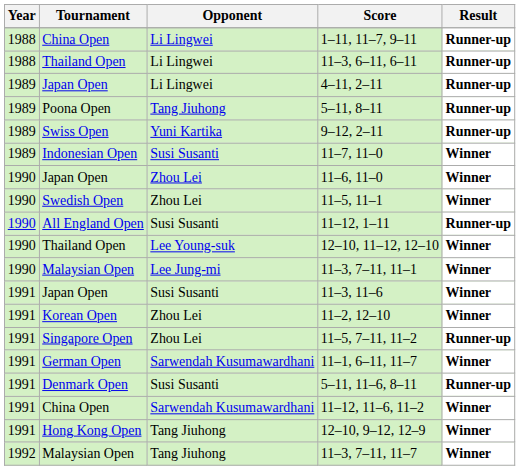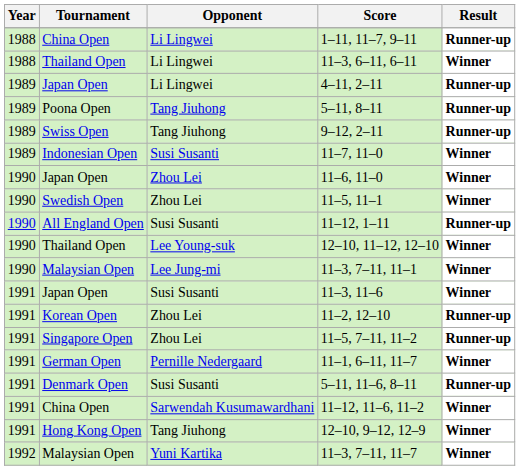(478, 62) Runner-up -> (468, 62) Winner
(186, 131) Yuni Kartika -> (188, 131) Tang Jiuhong
(468, 315) Winner -> (478, 315) Runner-up
(232, 361) Sarwendah Kusumawardhani -> (206, 361) Pernille Nedergaard
(188, 454) Tang Jiuhong -> (186, 454) Yuni Kartika
